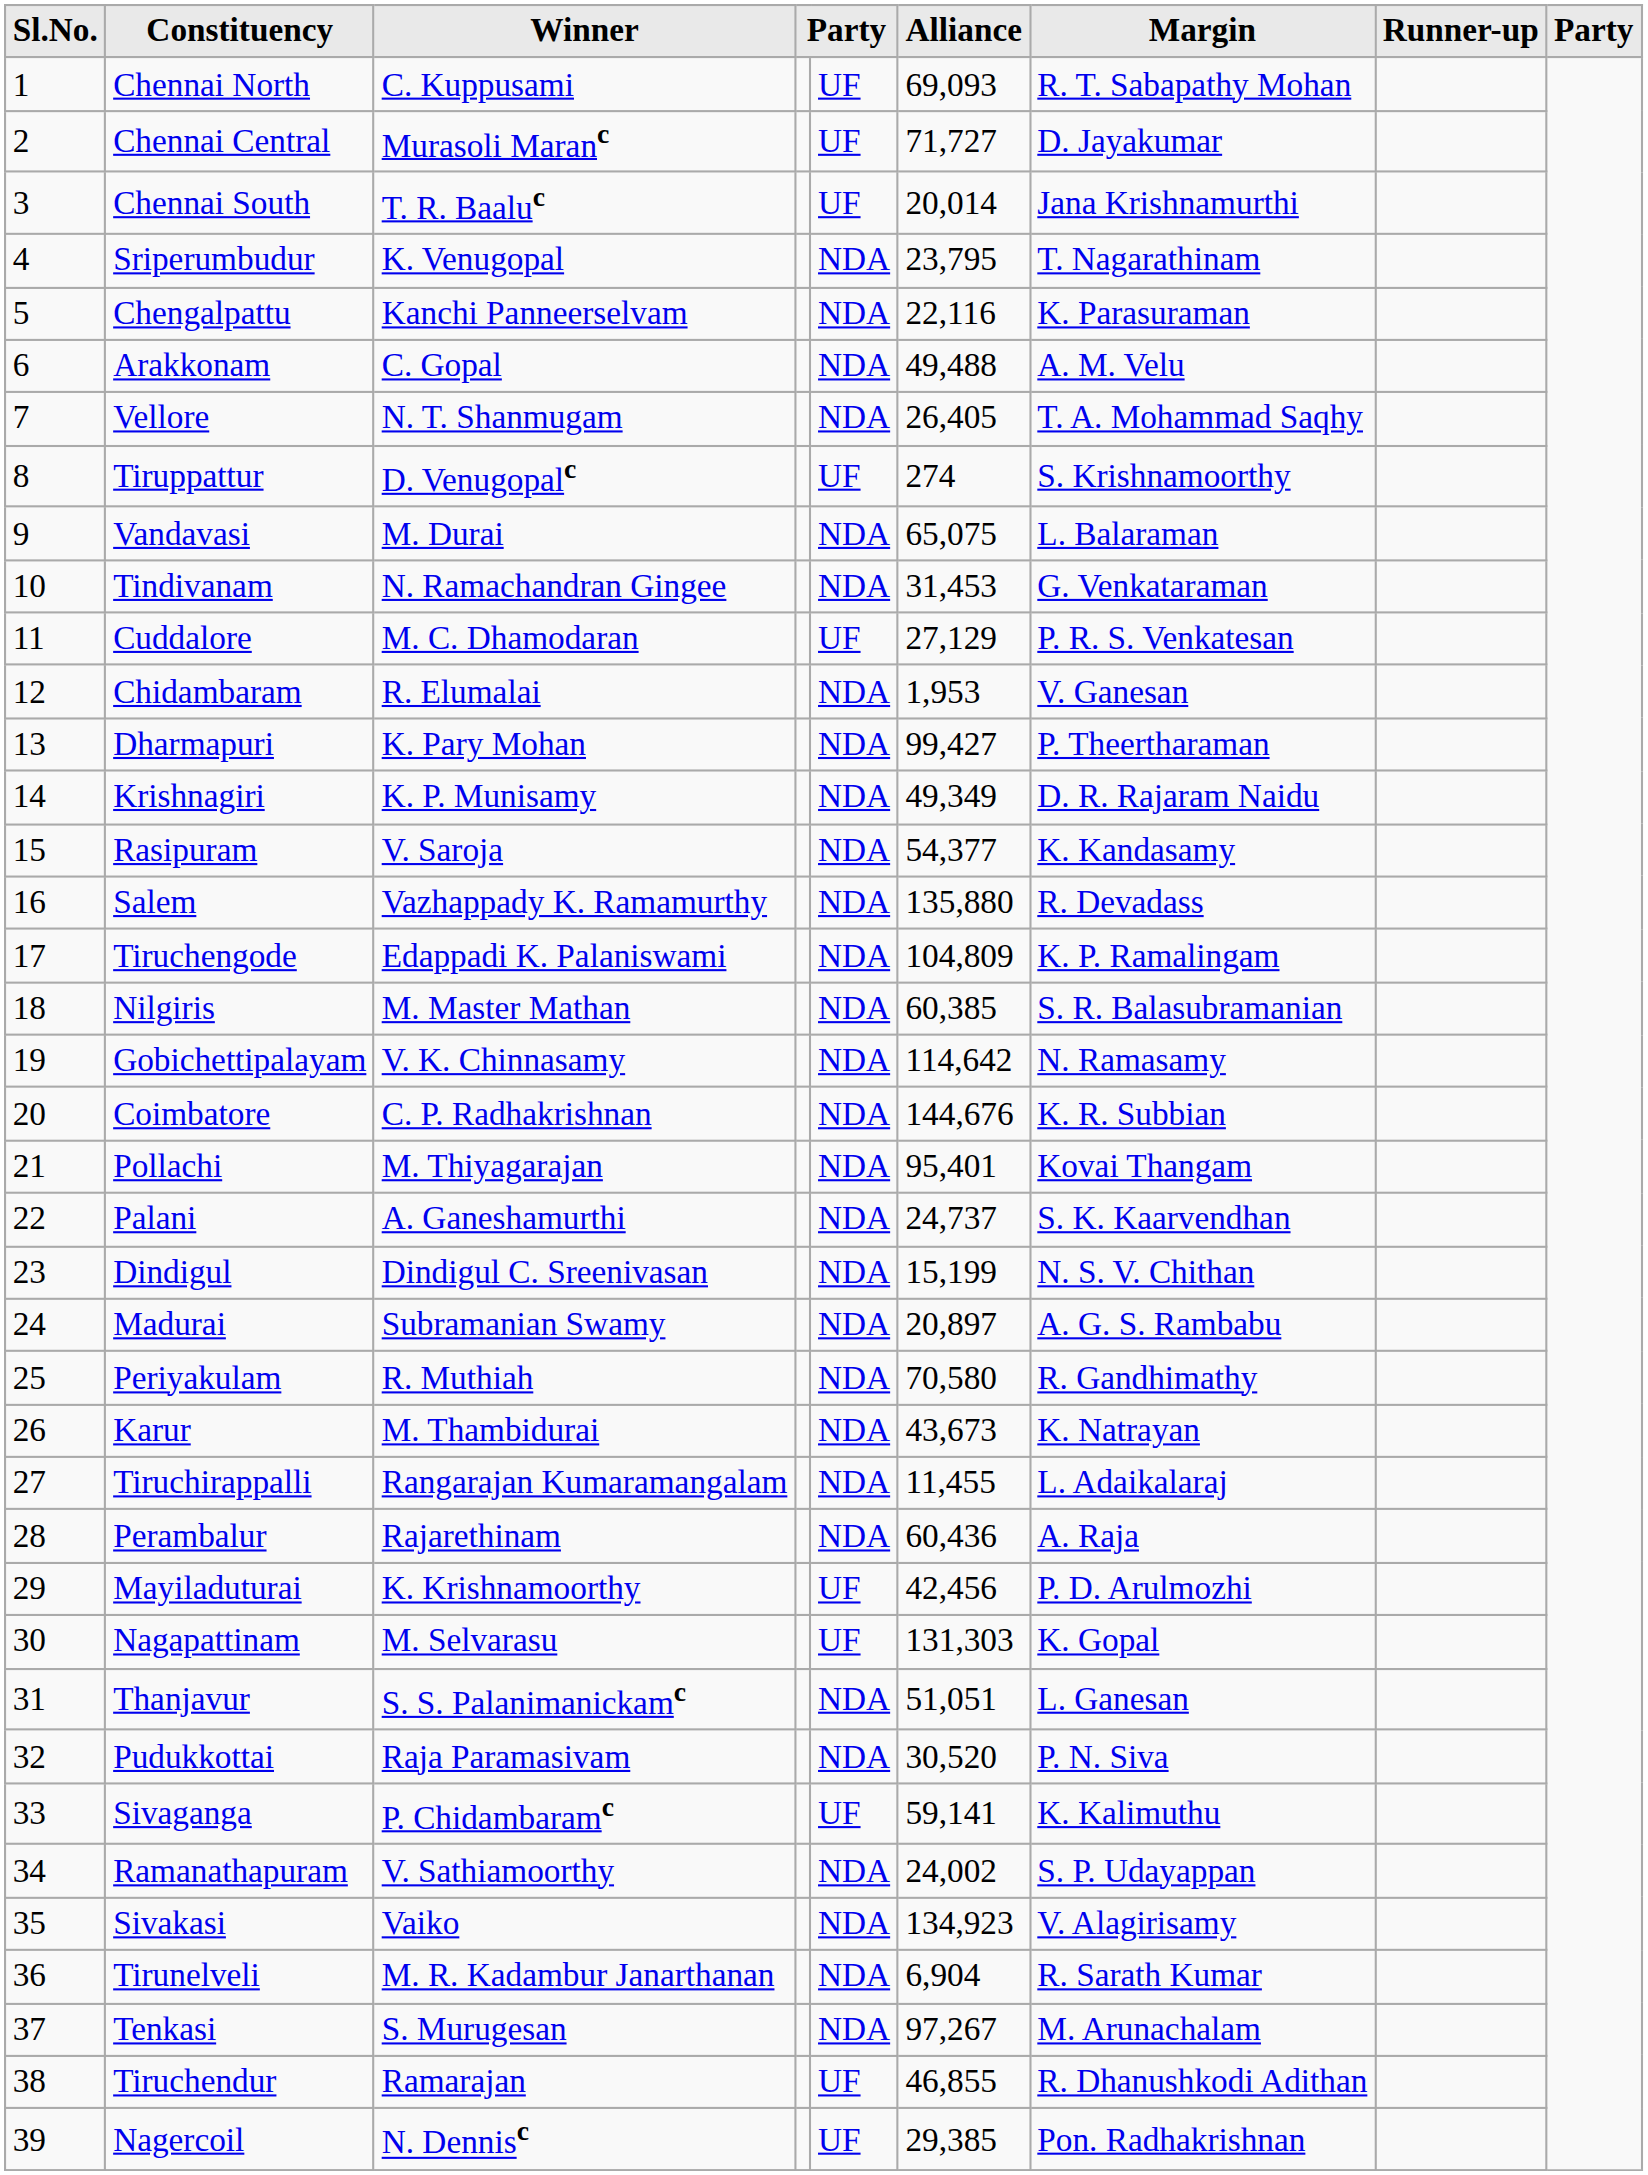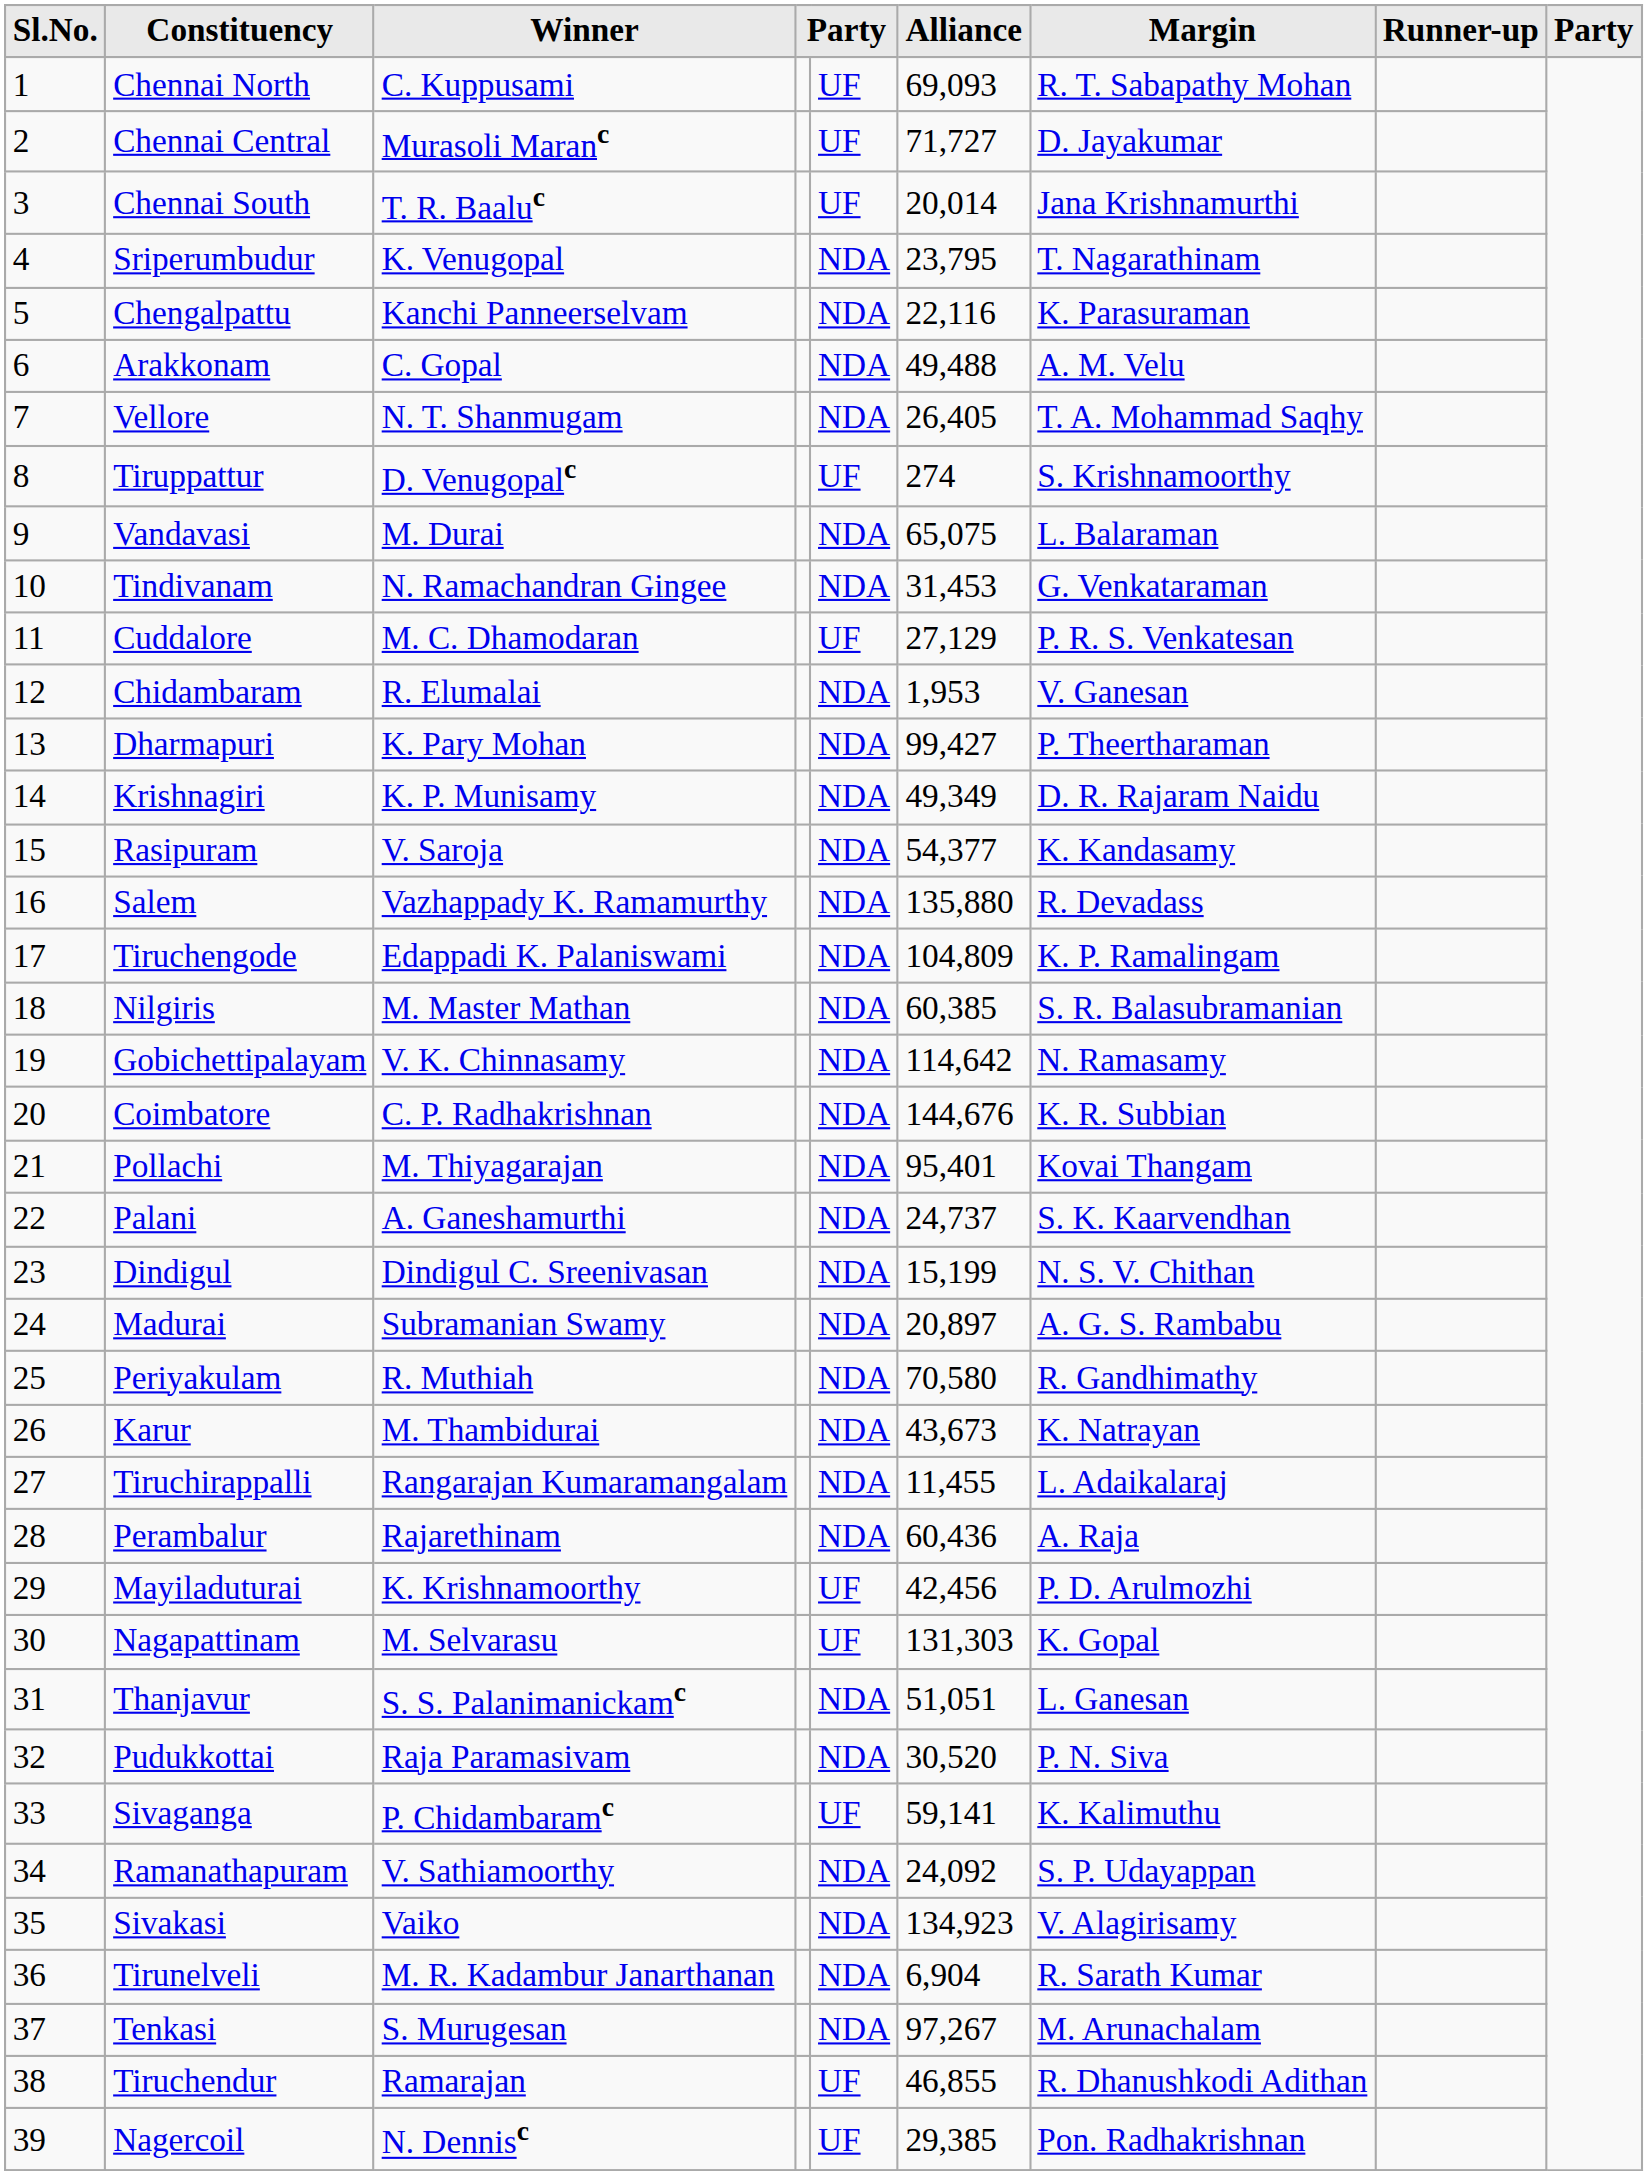(951, 1870) 24,002 -> (951, 1870) 24,092
